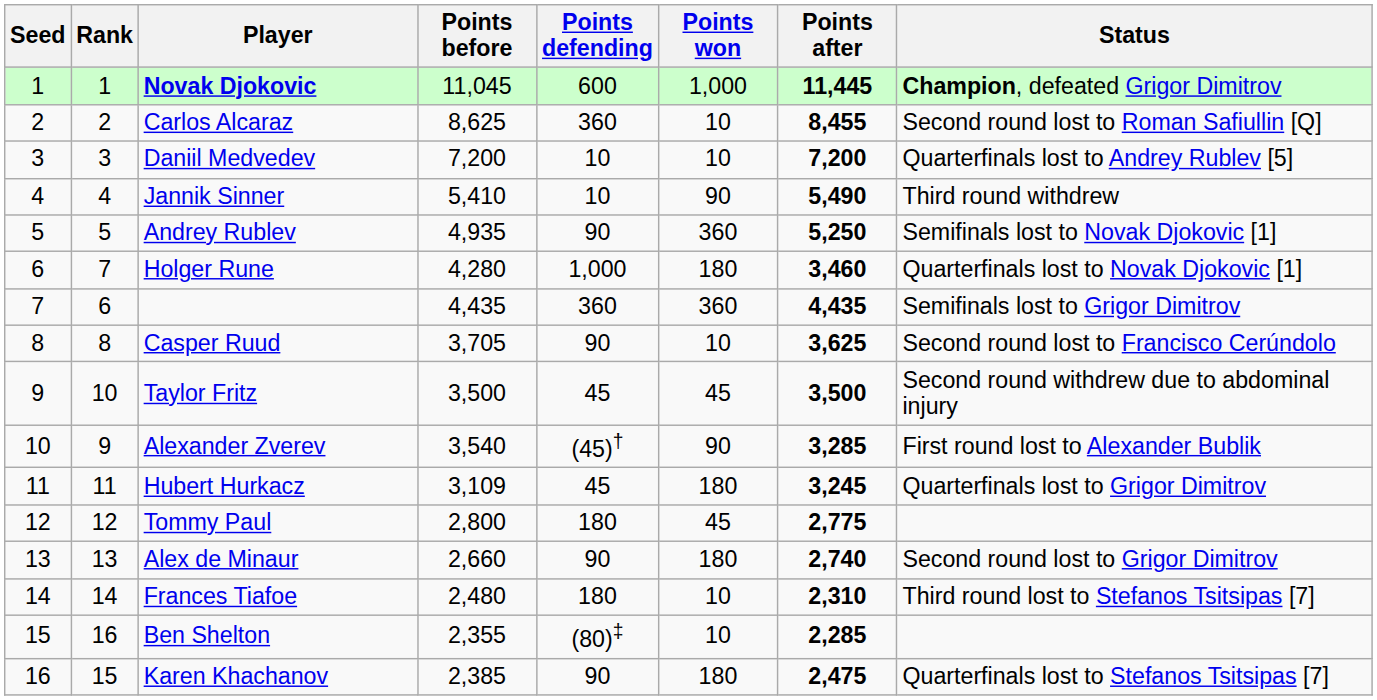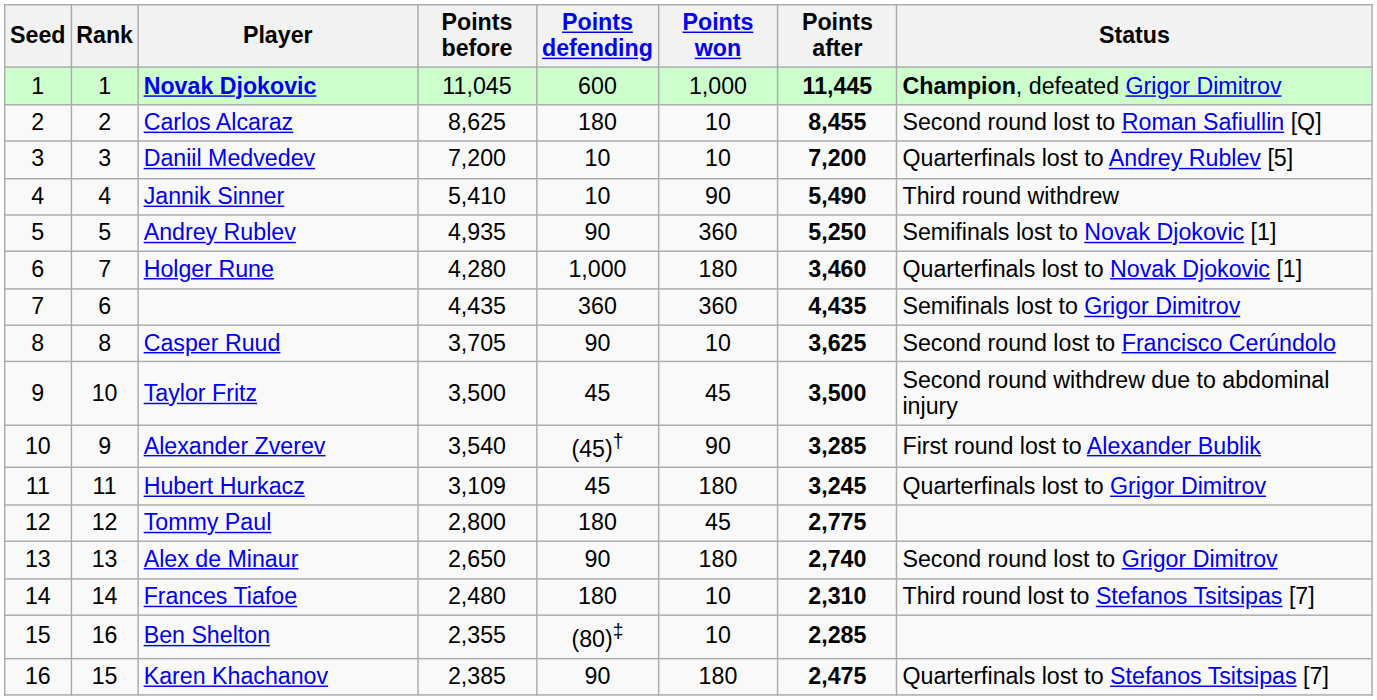(597, 122) 360 -> (597, 122) 180
(477, 559) 2,660 -> (477, 559) 2,650
